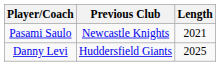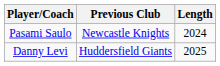(195, 33) 2021 -> (195, 33) 2024
